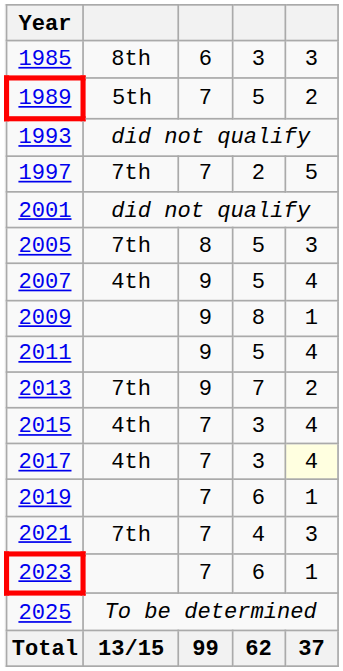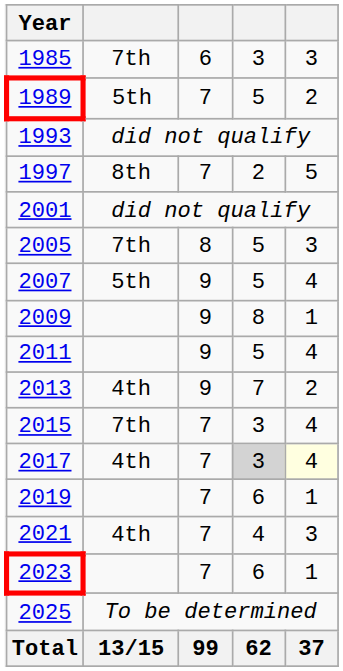(131, 60) 8th -> (131, 60) 7th
(131, 174) 7th -> (131, 174) 8th
(131, 282) 4th -> (131, 282) 5th
(131, 390) 7th -> (131, 390) 4th
(131, 426) 4th -> (131, 426) 7th
(258, 462) no background -> (258, 462) lightgrey background
(131, 535) 7th -> (131, 535) 4th
